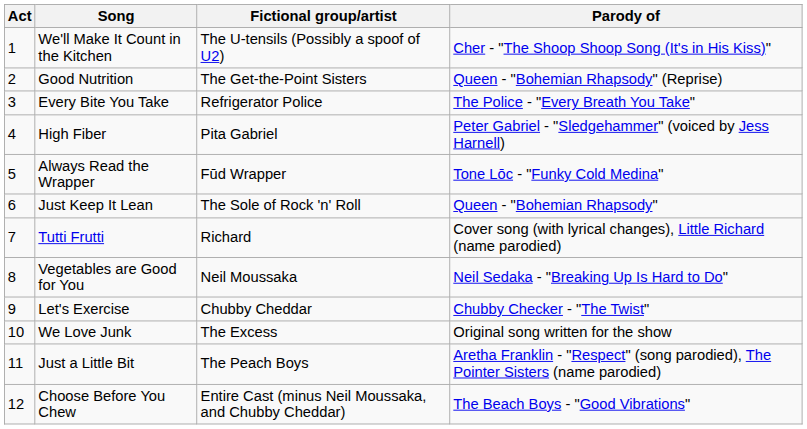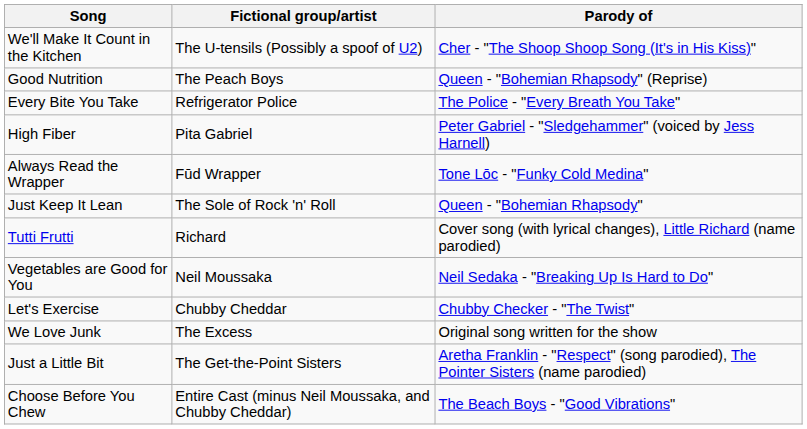- column: (20, 16)
(284, 79) The Get-the-Point Sisters -> (229, 79) The Peach Boys
(255, 364) The Peach Boys -> (258, 364) The Get-the-Point Sisters
